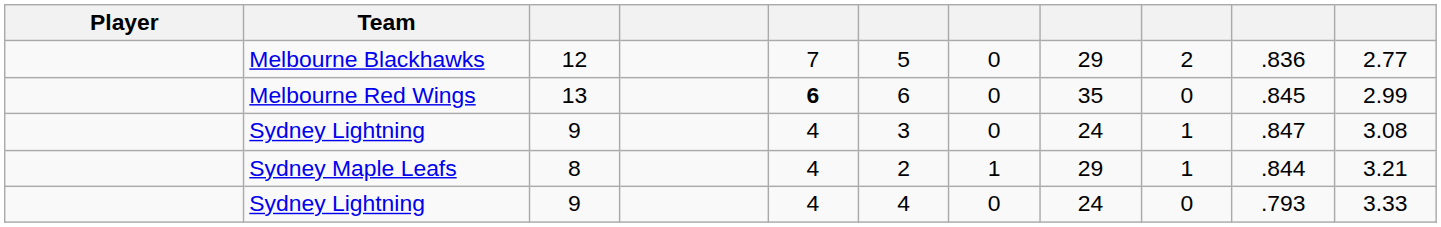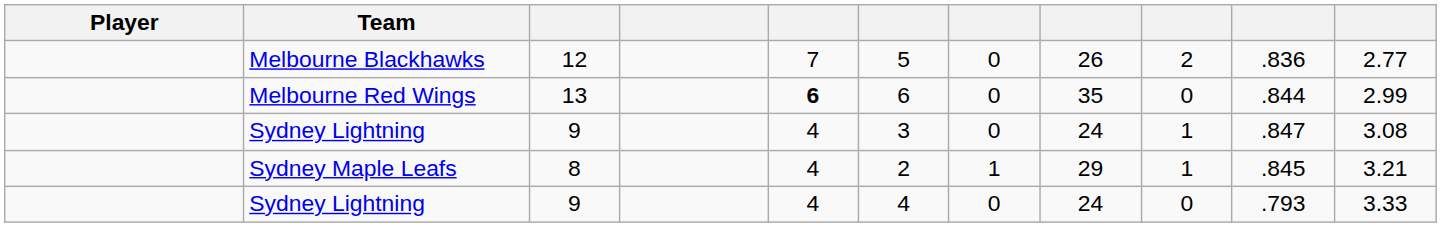(1091, 58) 29 -> (1091, 58) 26
(1283, 95) .845 -> (1283, 95) .844
(1283, 167) .844 -> (1283, 167) .845
